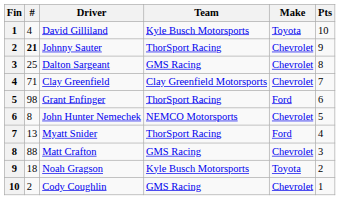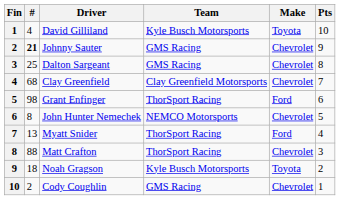(184, 47) ThorSport Racing -> (173, 47) GMS Racing
(32, 82) 71 -> (32, 82) 68
(173, 151) GMS Racing -> (184, 151) ThorSport Racing
